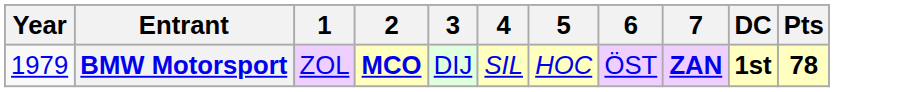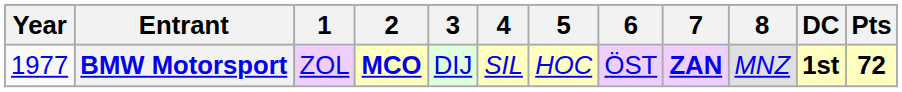+ column: (762, 25)
(40, 65) 1979 -> (40, 65) 1977
(804, 65) 78 -> (872, 65) 72
